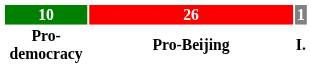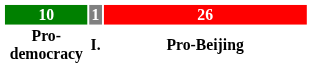columns swapped: (301, 14) <-> (191, 14)
